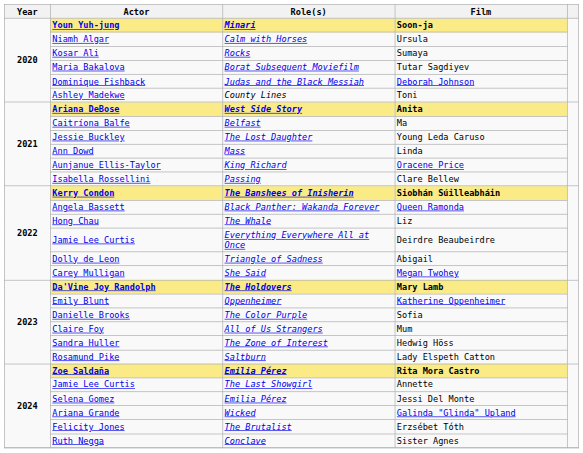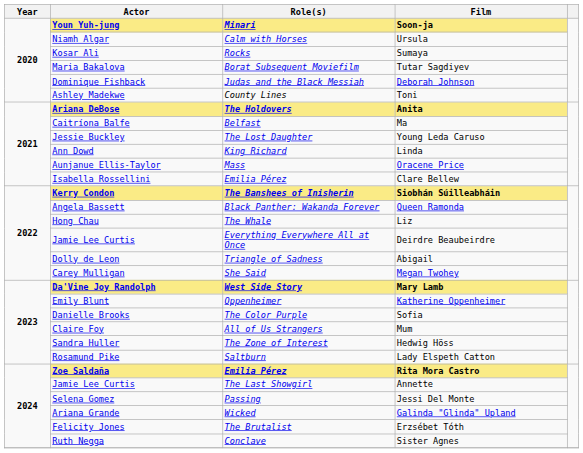(263, 109) West Side Story -> (258, 109) The Holdovers
(235, 151) Mass -> (256, 151) King Richard
(256, 165) King Richard -> (235, 165) Mass
(243, 179) Passing -> (256, 179) Emilia Pérez
(258, 287) The Holdovers -> (263, 287) West Side Story
(256, 399) Emilia Pérez -> (243, 399) Passing
